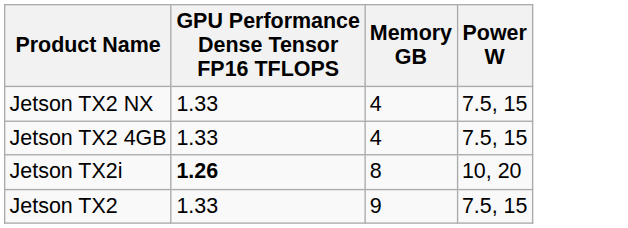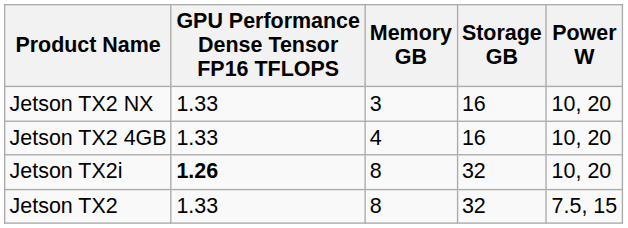+ column: (502, 45)
(376, 103) 4 -> (376, 103) 3
(495, 103) 7.5, 15 -> (581, 103) 10, 20
(495, 137) 7.5, 15 -> (581, 137) 10, 20
(376, 205) 9 -> (376, 205) 8
